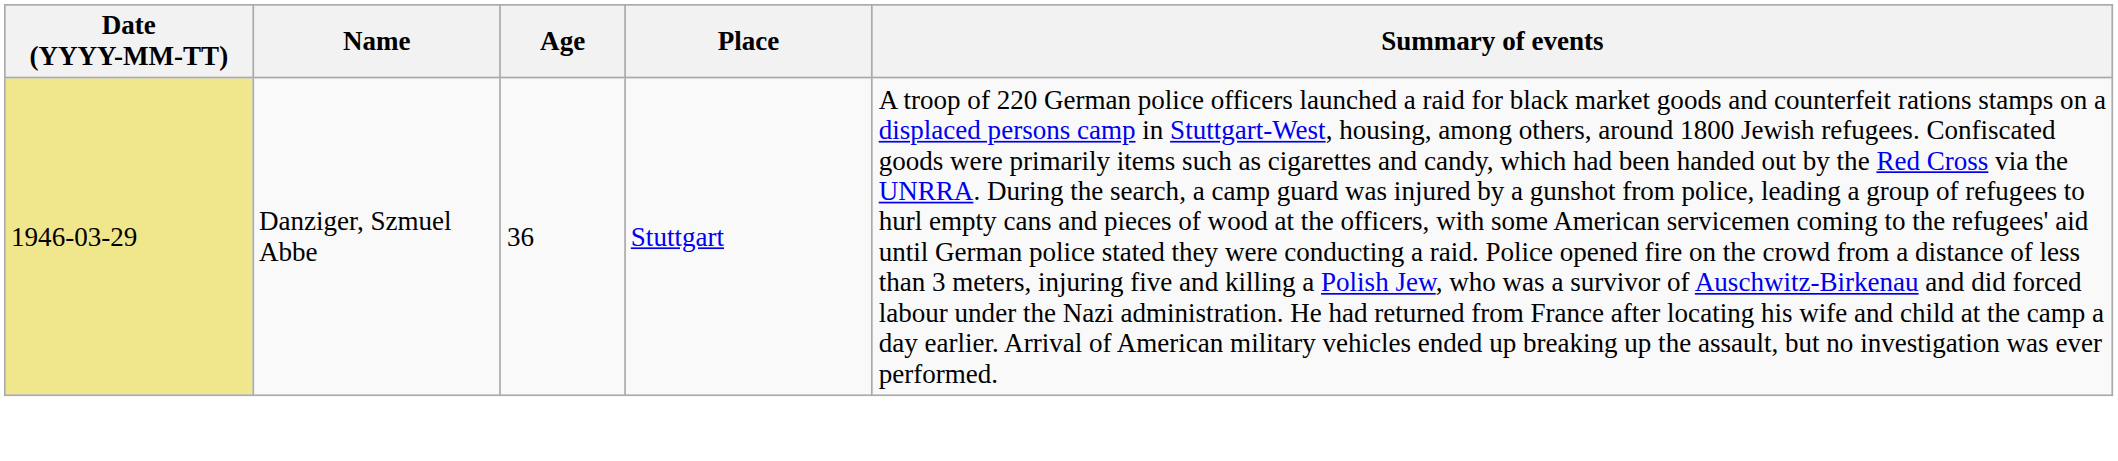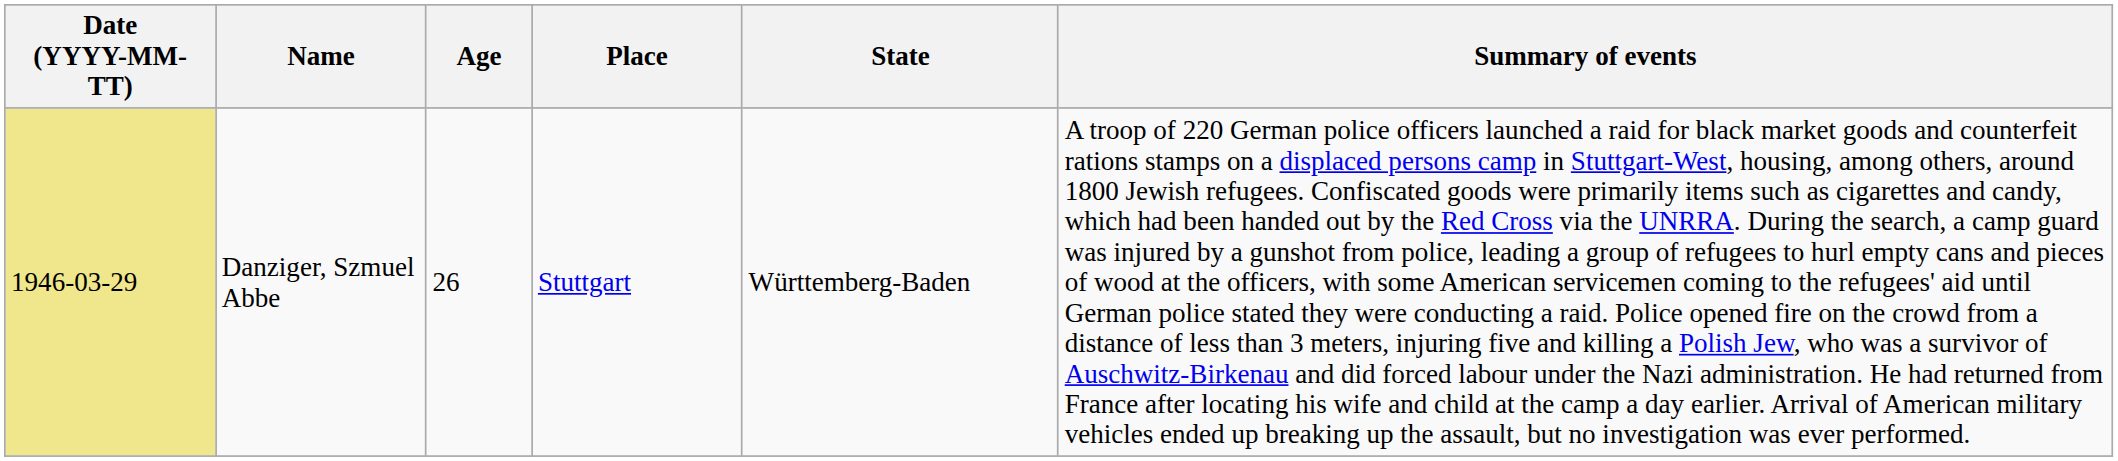+ column: (900, 56)
(520, 236) 36 -> (446, 281) 26
